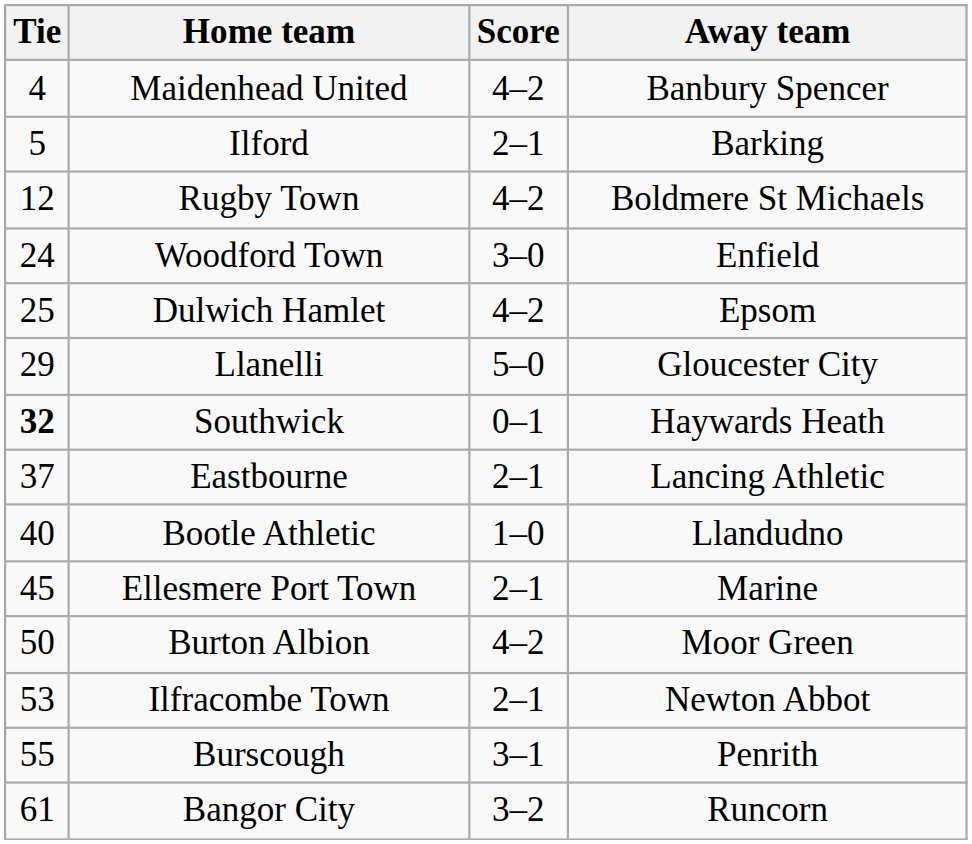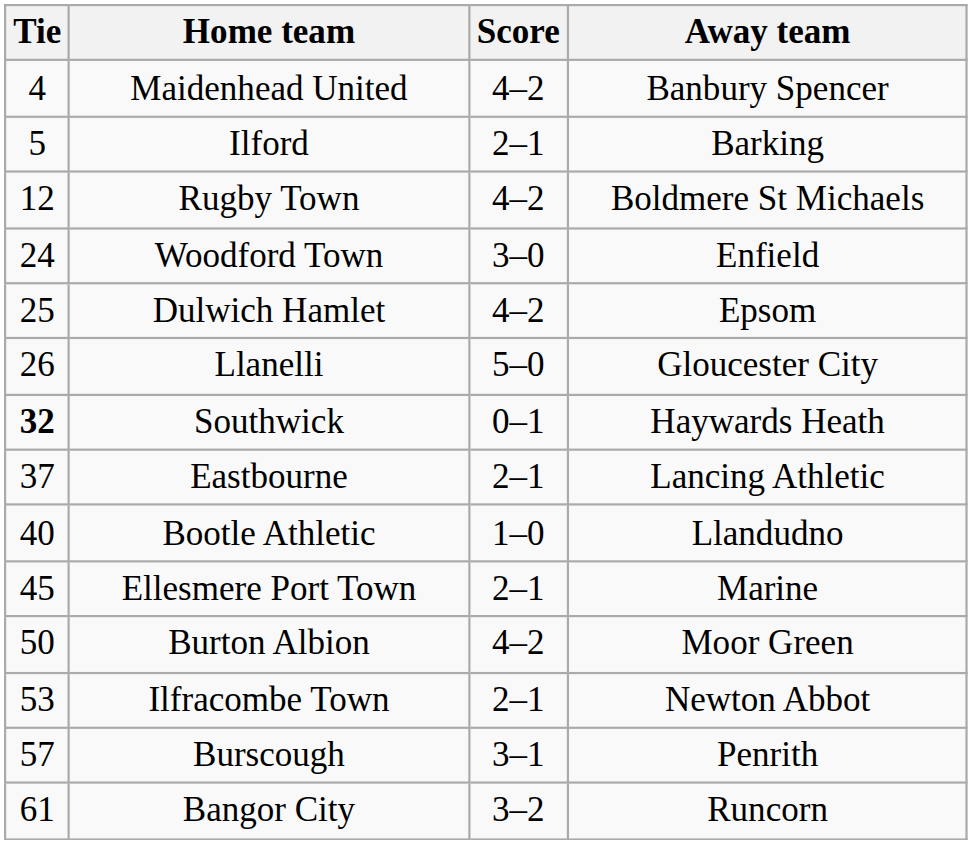(37, 365) 29 -> (37, 365) 26
(37, 754) 55 -> (37, 754) 57
